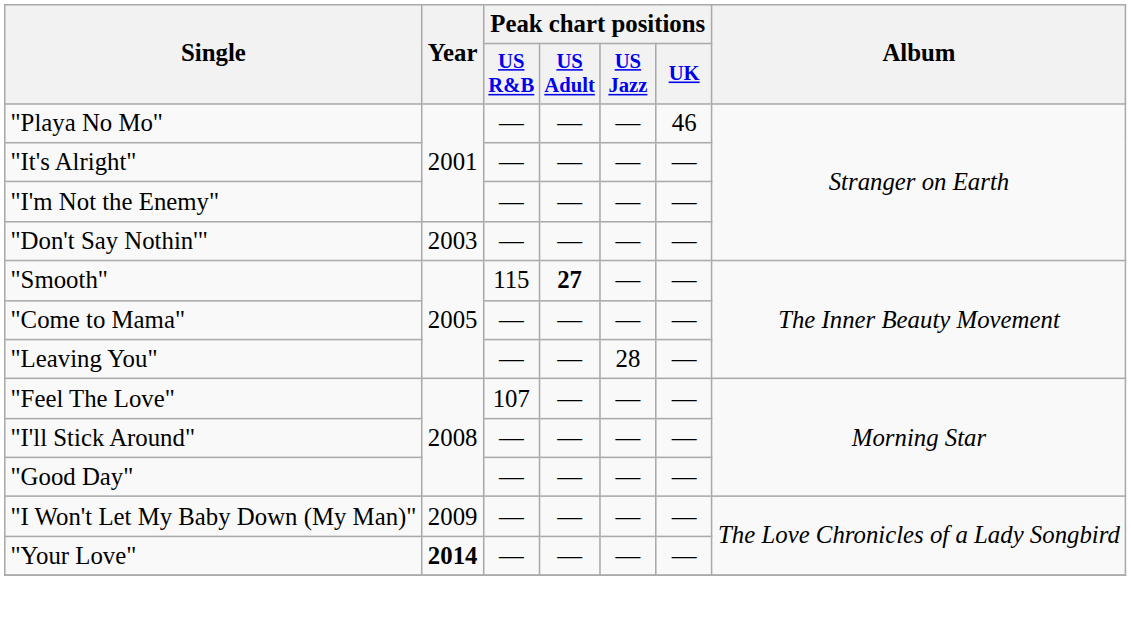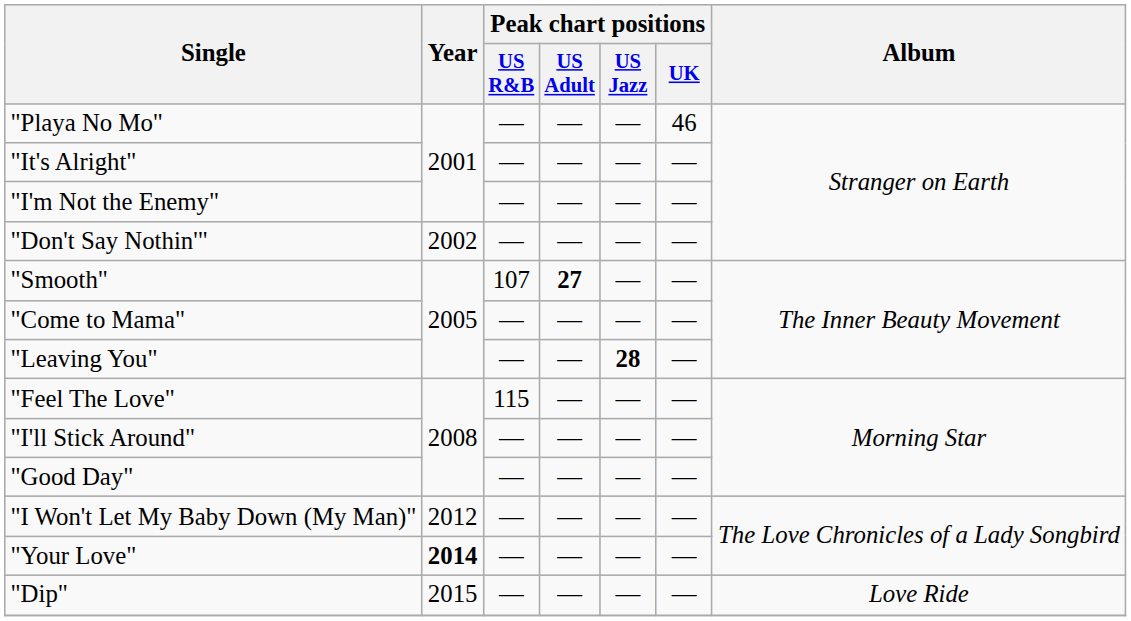(453, 240) 2003 -> (453, 240) 2002
(511, 280) 115 -> (511, 280) 107
(628, 358) normal -> (628, 358) bold
(511, 398) 107 -> (511, 398) 115
(453, 516) 2009 -> (453, 516) 2012
+ row: (39, 594)
